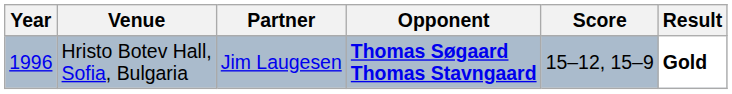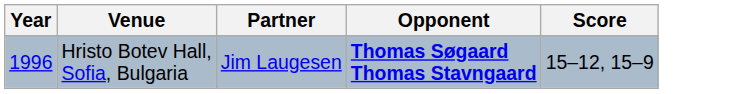- column: (693, 20)
